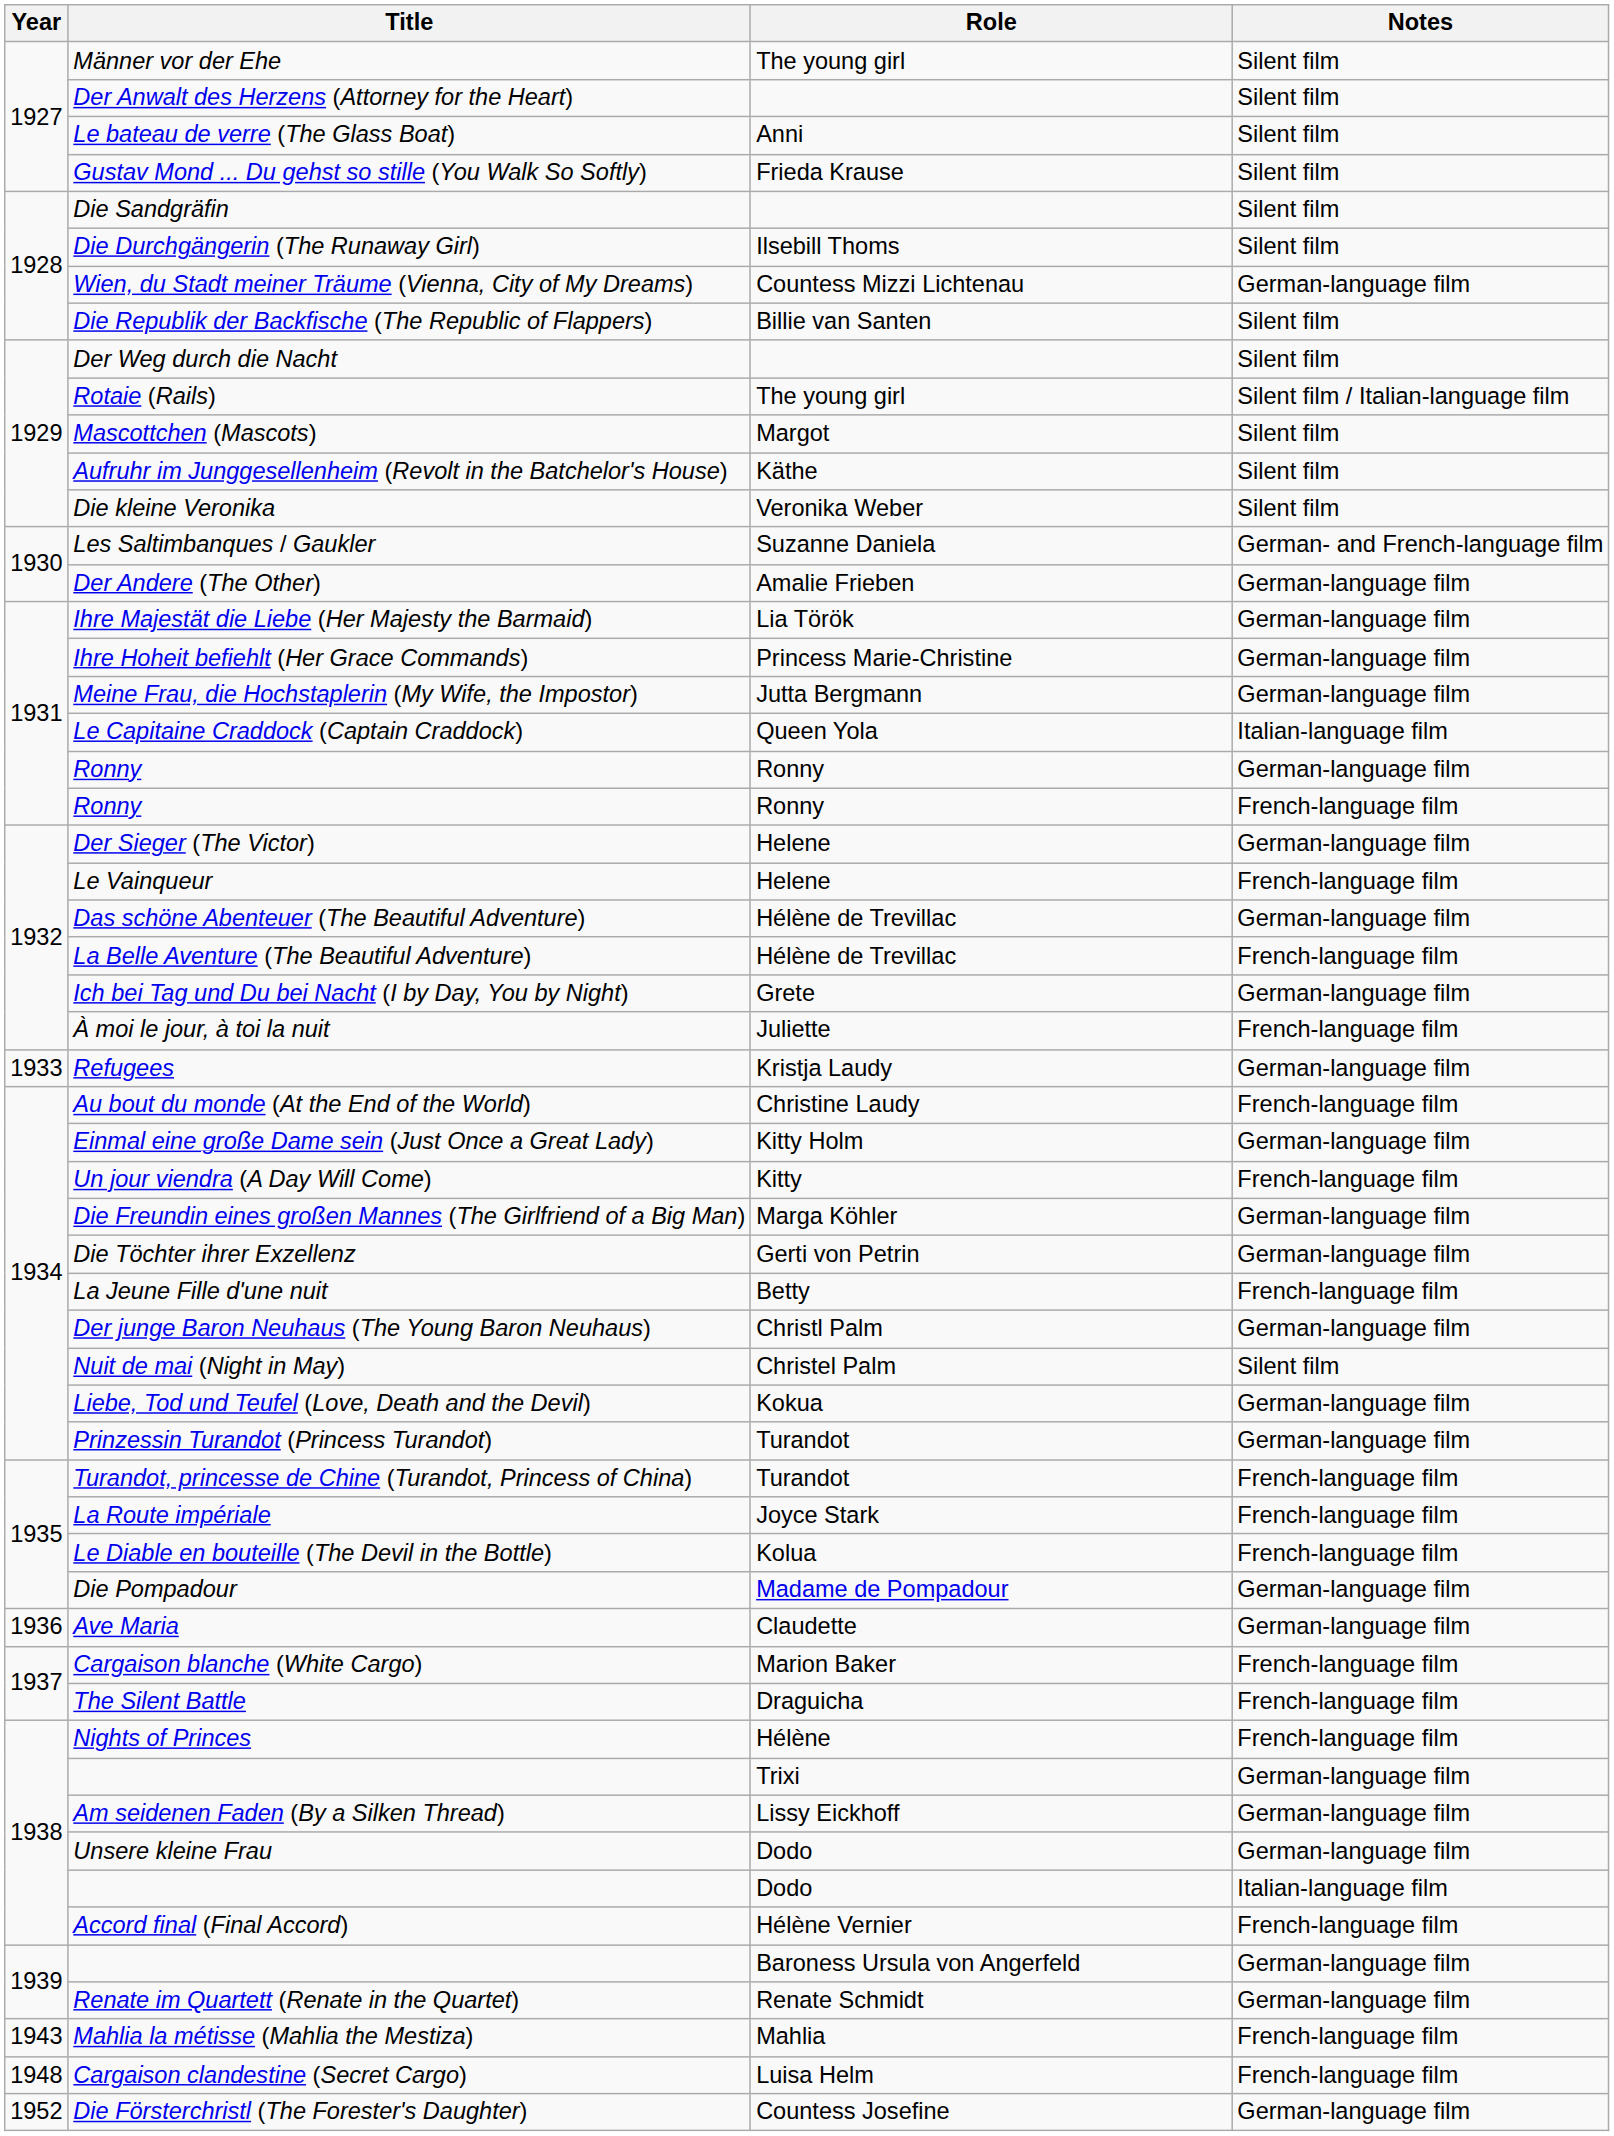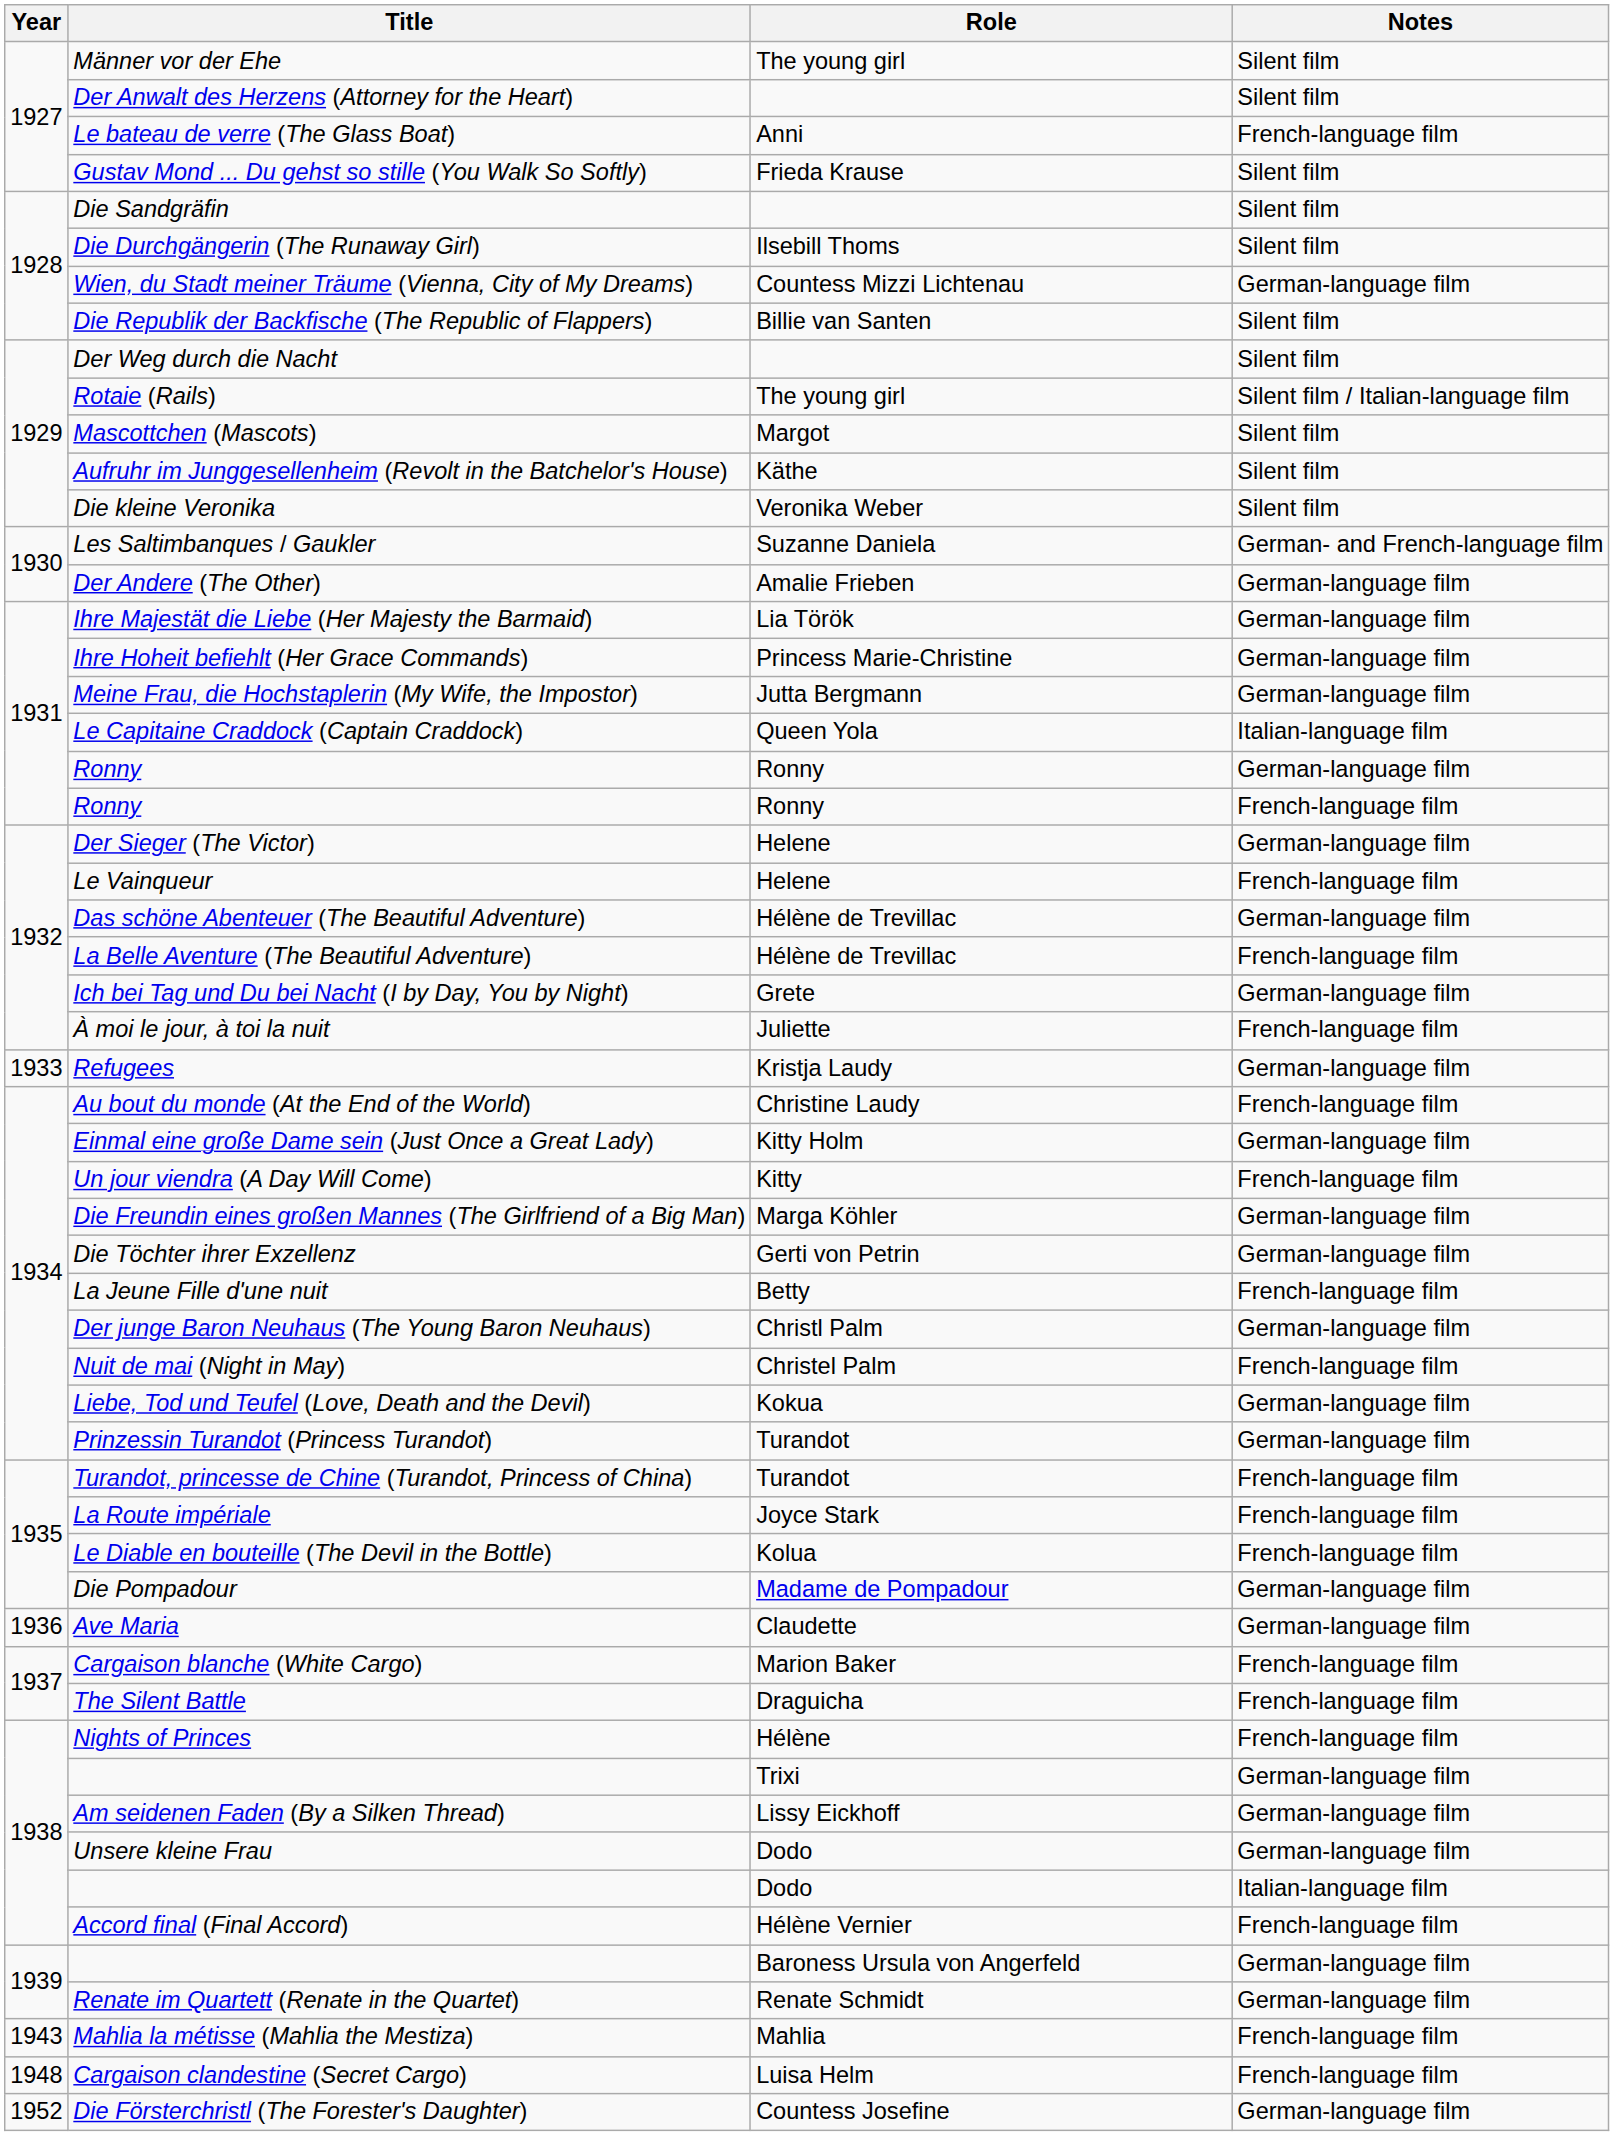(1288, 135) Silent film -> (1348, 135) French-language film
(1288, 1365) Silent film -> (1348, 1365) French-language film
